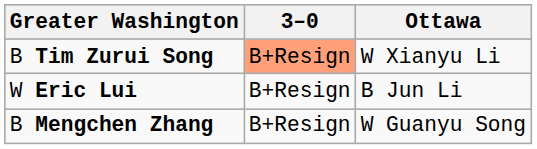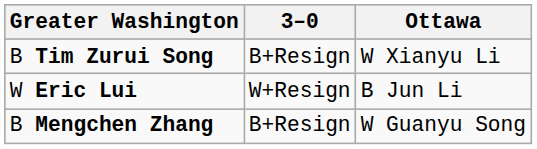(300, 57) lightsalmon background -> (300, 57) no background
(300, 91) B+Resign -> (300, 91) W+Resign
